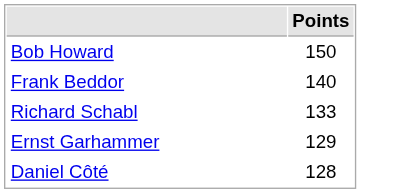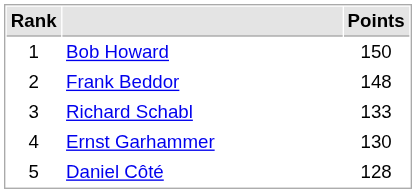+ column: (34, 21)
(321, 82) 140 -> (376, 82) 148
(321, 142) 129 -> (376, 142) 130
